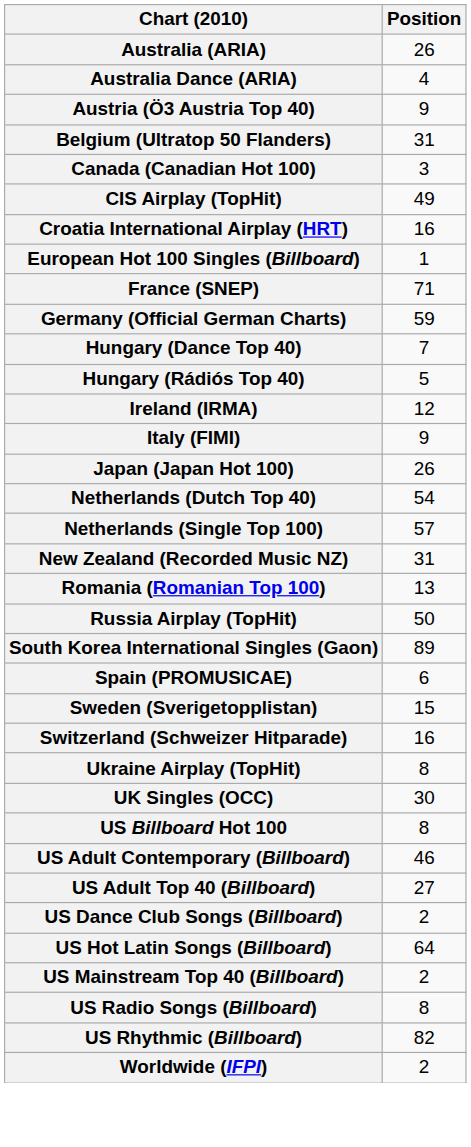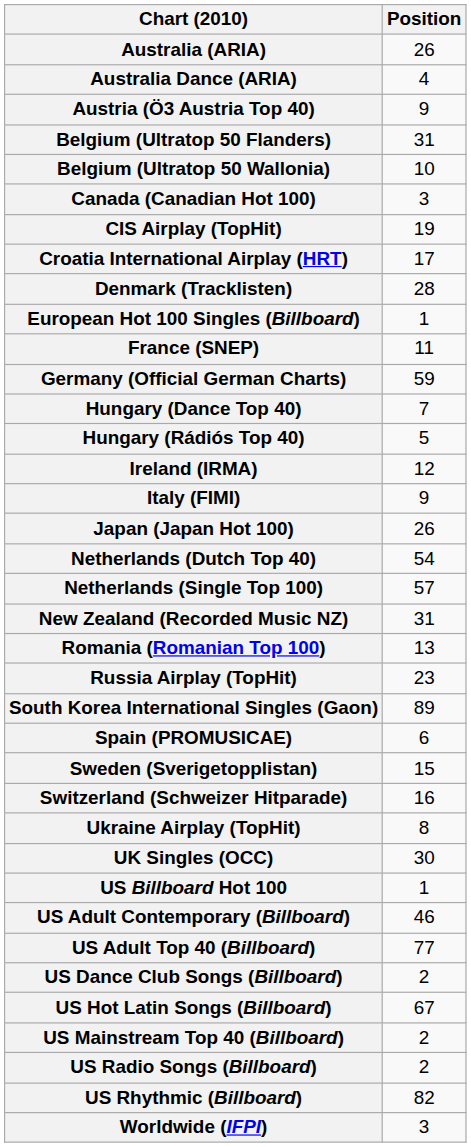+ row: (194, 169)
(424, 199) 49 -> (424, 229) 19
(424, 229) 16 -> (424, 259) 17
+ row: (194, 288)
(424, 288) 71 -> (424, 348) 11
(424, 618) 50 -> (424, 678) 23
(424, 827) 8 -> (424, 887) 1
(424, 887) 27 -> (424, 947) 77
(424, 947) 64 -> (424, 1007) 67
(424, 1007) 8 -> (424, 1067) 2
(424, 1067) 2 -> (424, 1127) 3
